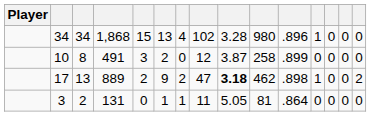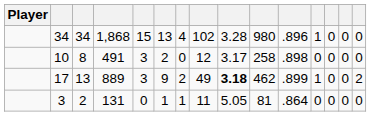(234, 57) 3.87 -> (234, 57) 3.17
(295, 57) .899 -> (295, 57) .898
(144, 79) 2 -> (144, 79) 3
(203, 79) 47 -> (203, 79) 49
(295, 79) .898 -> (295, 79) .899
